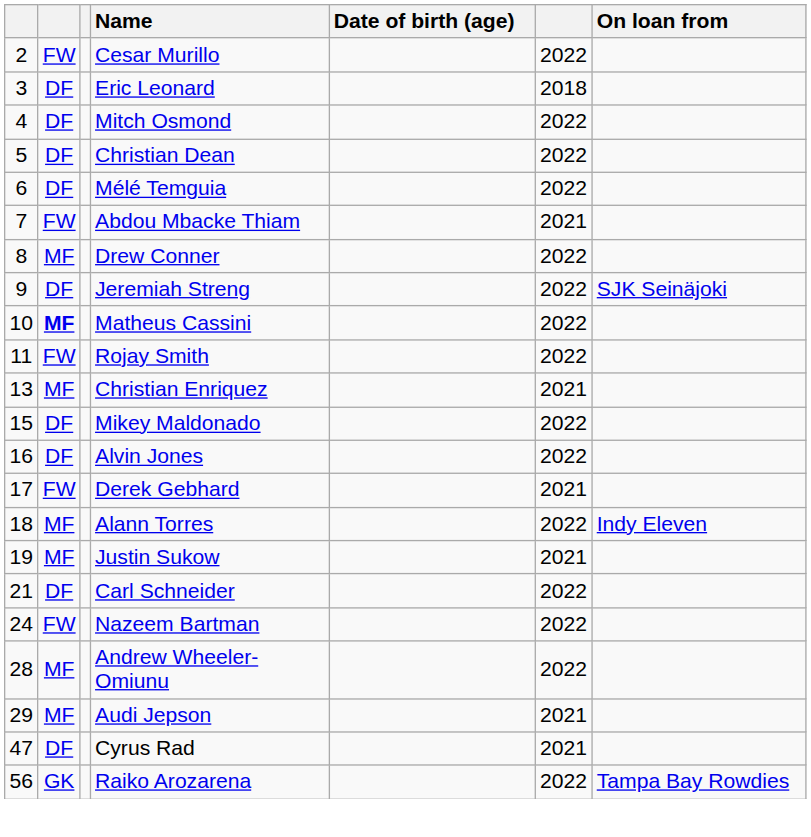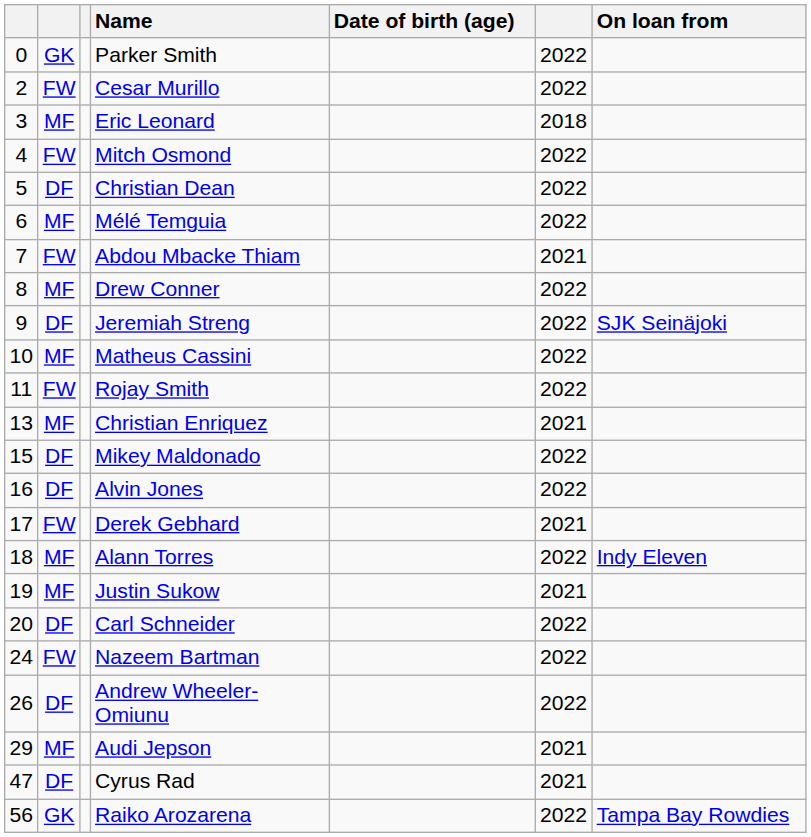+ row: (156, 54)
(59, 88) DF -> (59, 121) MF
(59, 121) DF -> (59, 155) FW
(59, 188) DF -> (59, 222) MF
(59, 322) bold -> (59, 356) normal
(21, 590) 21 -> (21, 624) 20
(21, 669) 28 -> (21, 703) 26
(59, 669) MF -> (59, 703) DF
